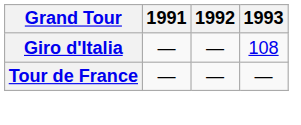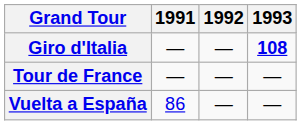(264, 47) normal -> (272, 47) bold
+ row: (78, 104)
